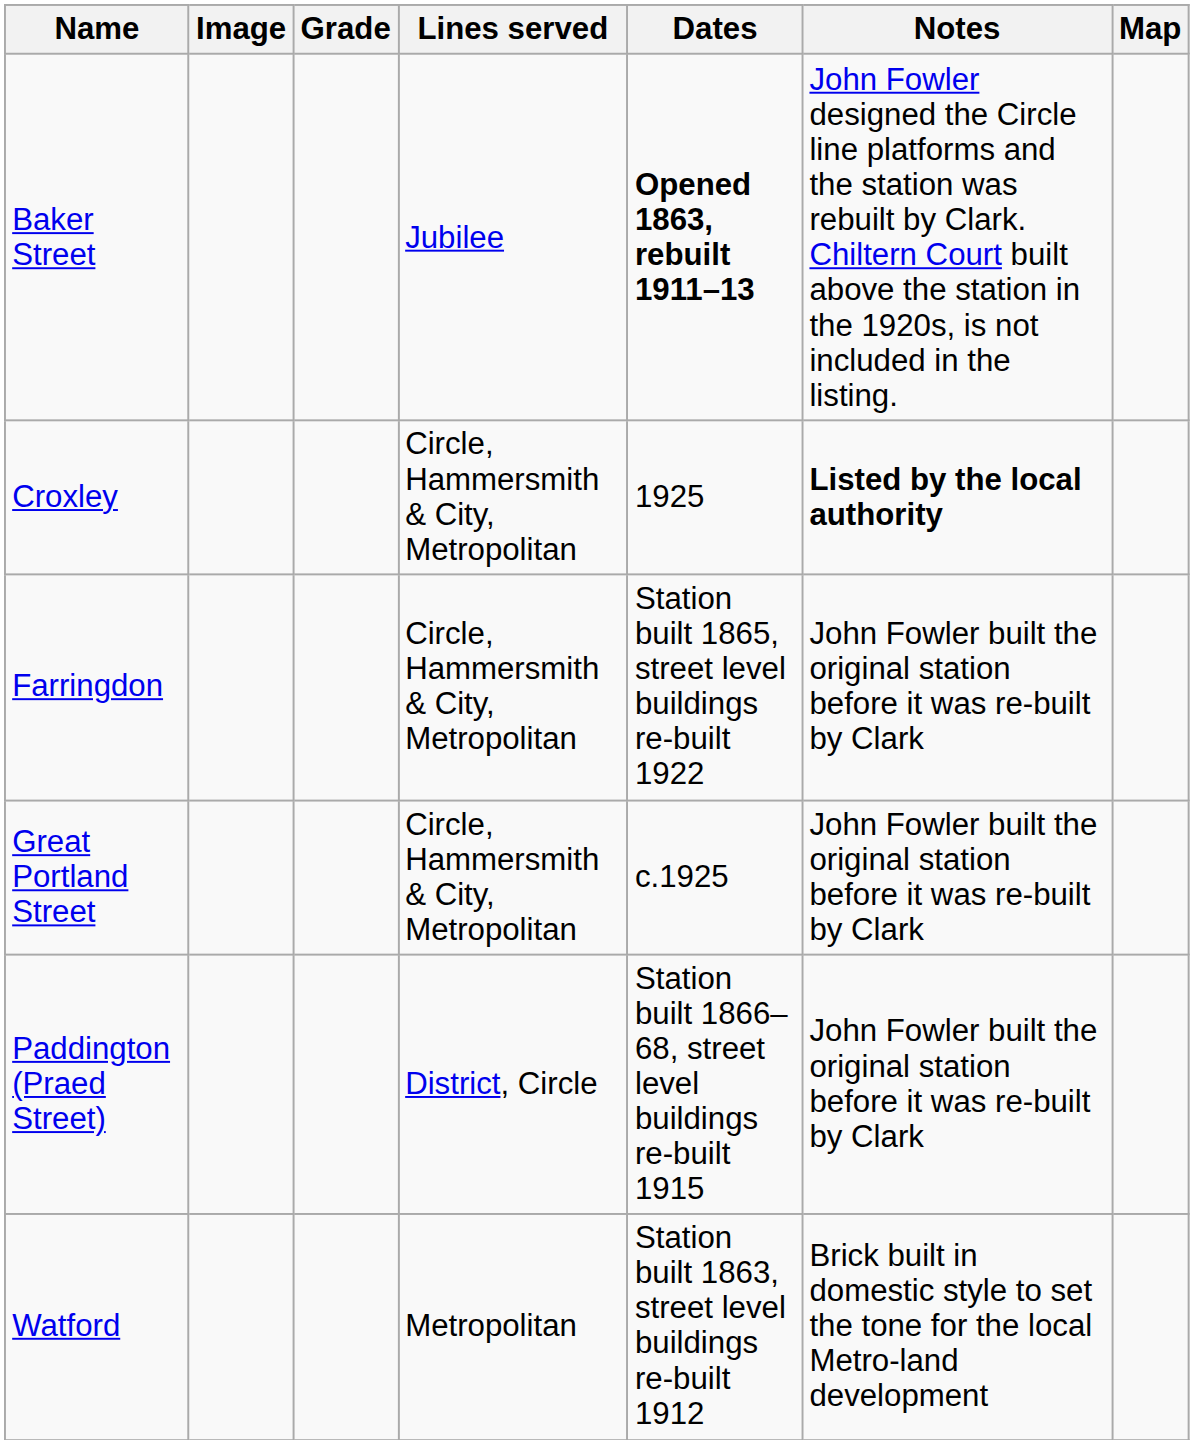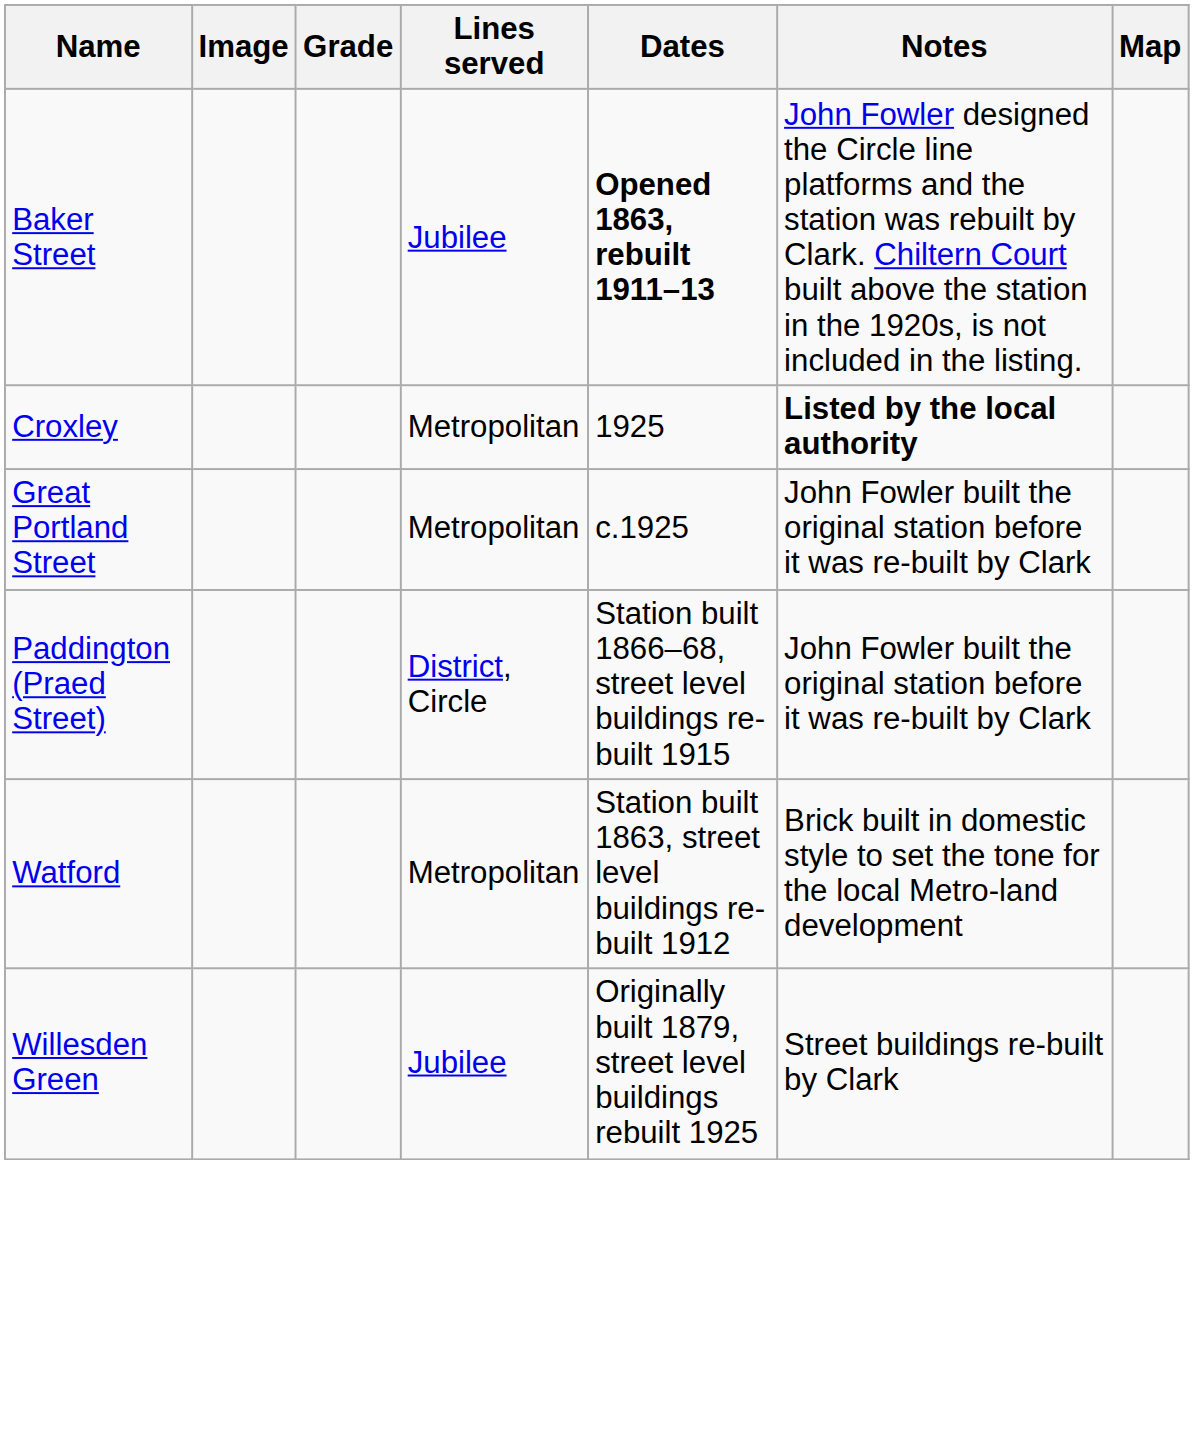(502, 496) Circle, Hammersmith & City, Metropolitan -> (494, 426) Metropolitan
- row: (88, 686)
(502, 876) Circle, Hammersmith & City, Metropolitan -> (494, 528) Metropolitan
+ row: (80, 1063)
